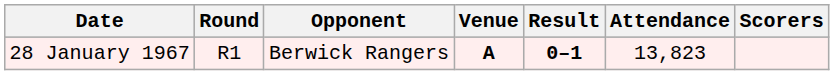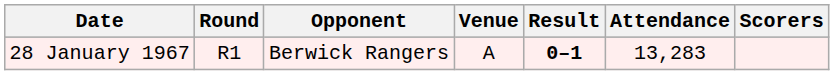(489, 54) bold -> (489, 54) normal
(670, 54) 13,823 -> (670, 54) 13,283
